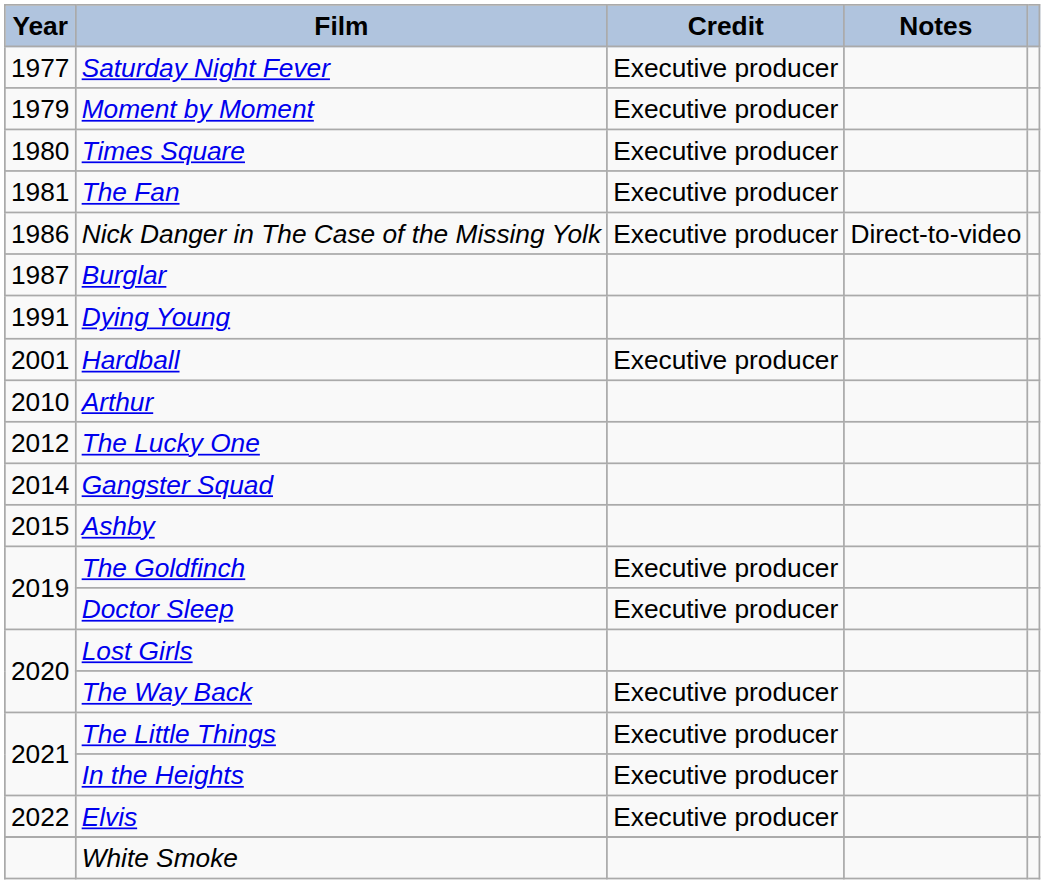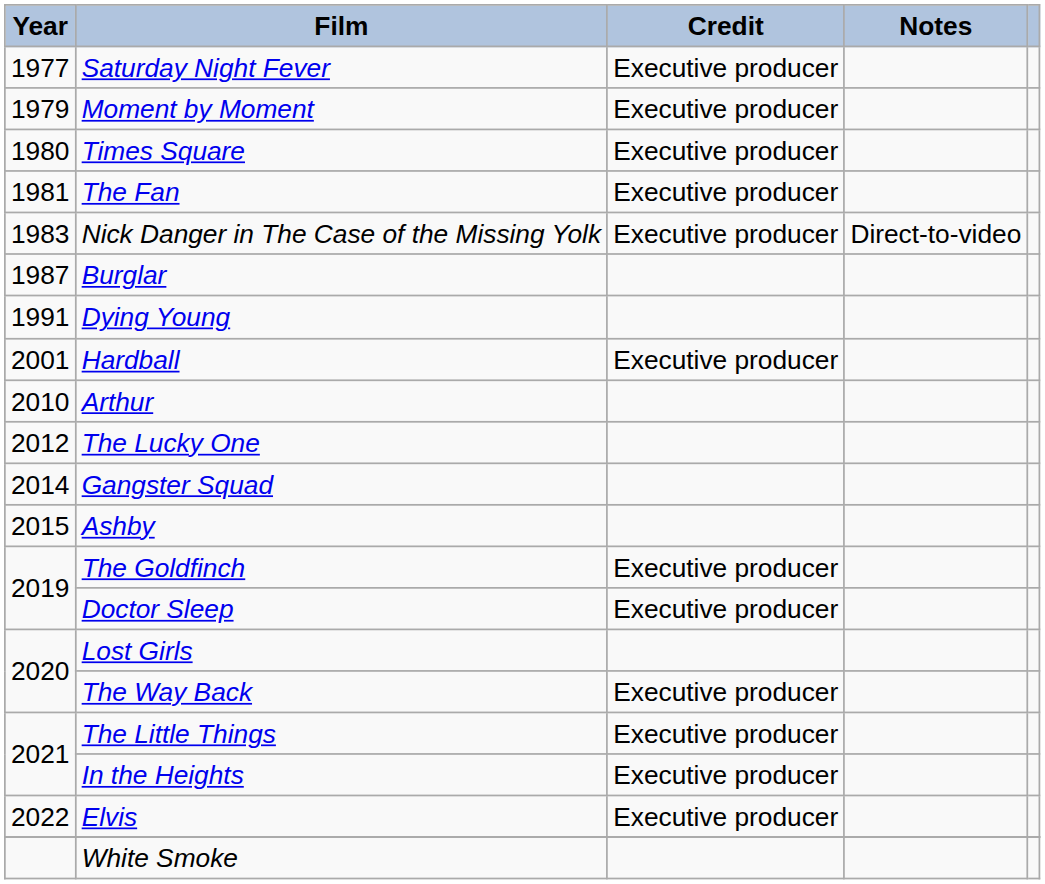(40, 234) 1986 -> (40, 234) 1983
